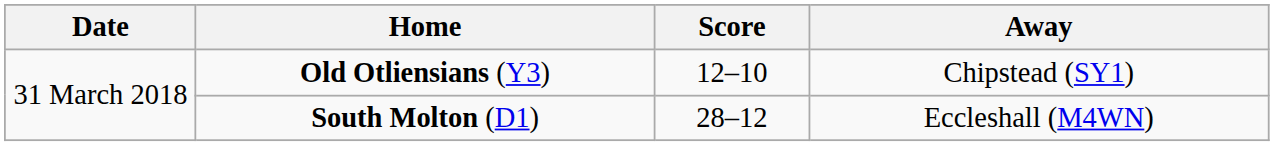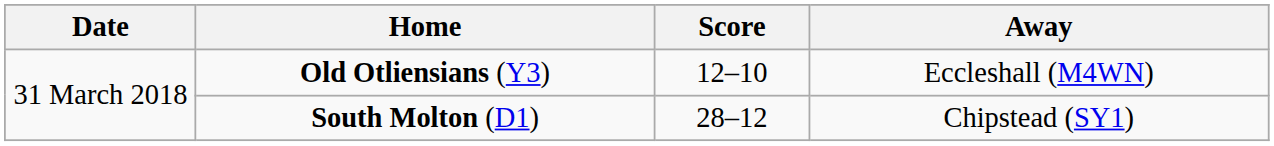(1039, 72) Chipstead (SY1) -> (1039, 72) Eccleshall (M4WN)
(1039, 117) Eccleshall (M4WN) -> (1039, 117) Chipstead (SY1)
